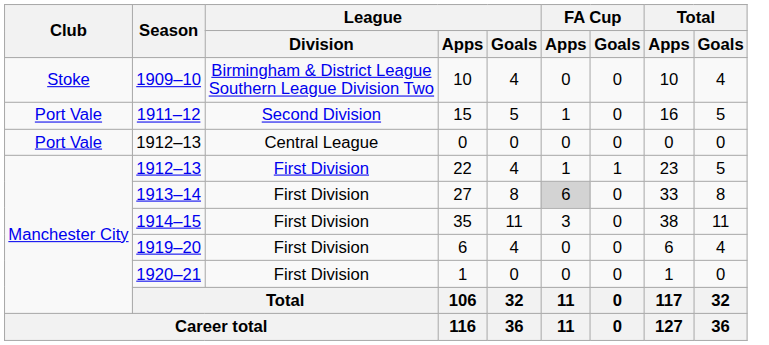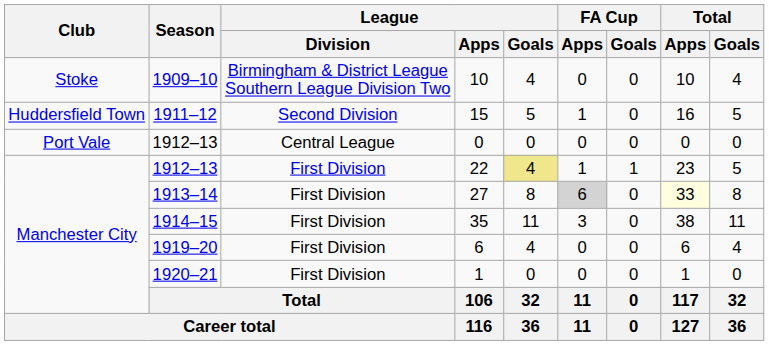(68, 115) Port Vale -> (77, 115) Huddersfield Town
(514, 168) no background -> (531, 168) khaki background
(669, 194) no background -> (685, 194) lightyellow background
